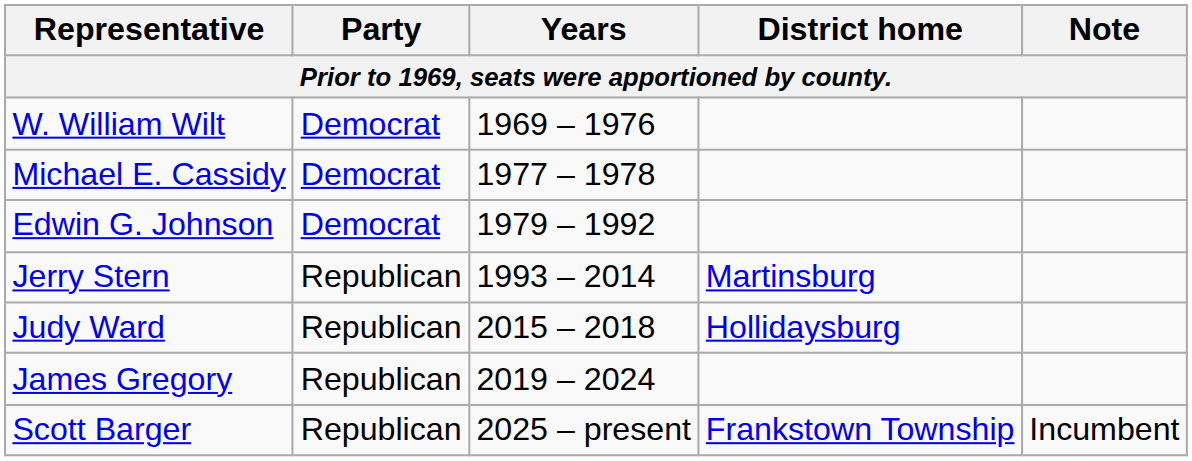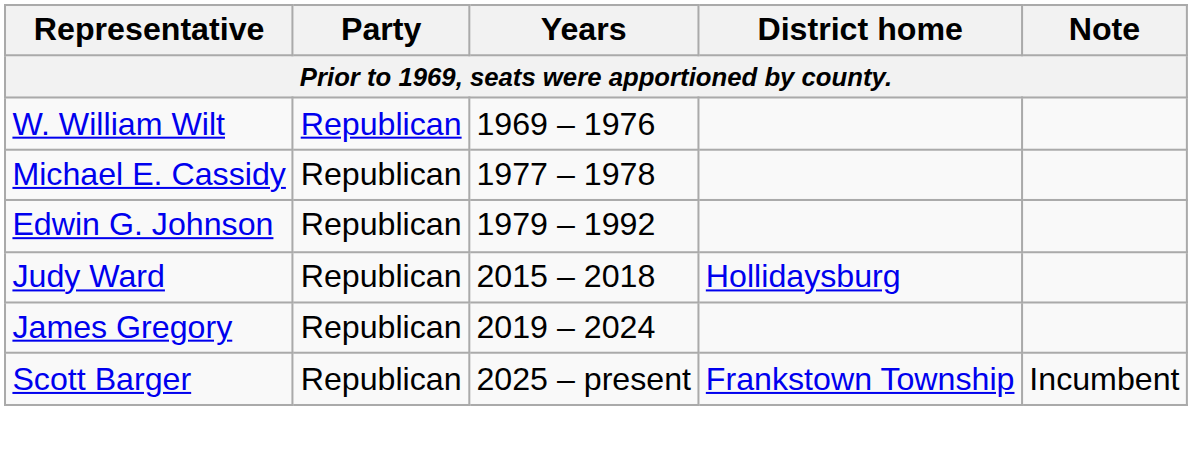(370, 123) Democrat -> (381, 123) Republican
(370, 174) Democrat -> (381, 174) Republican
(370, 225) Democrat -> (381, 225) Republican
- row: (91, 276)
